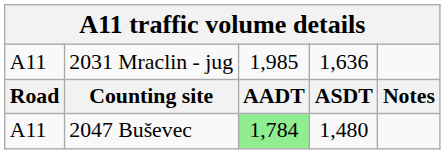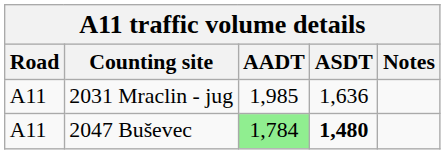rows swapped: (151, 96) <-> (151, 61)
(344, 130) normal -> (344, 130) bold
